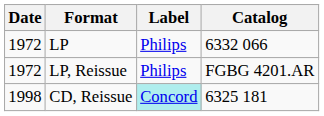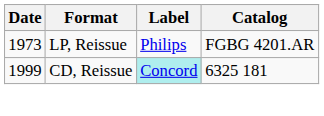- row: (59, 44)
(25, 70) 1972 -> (25, 44) 1973
(25, 96) 1998 -> (25, 70) 1999
